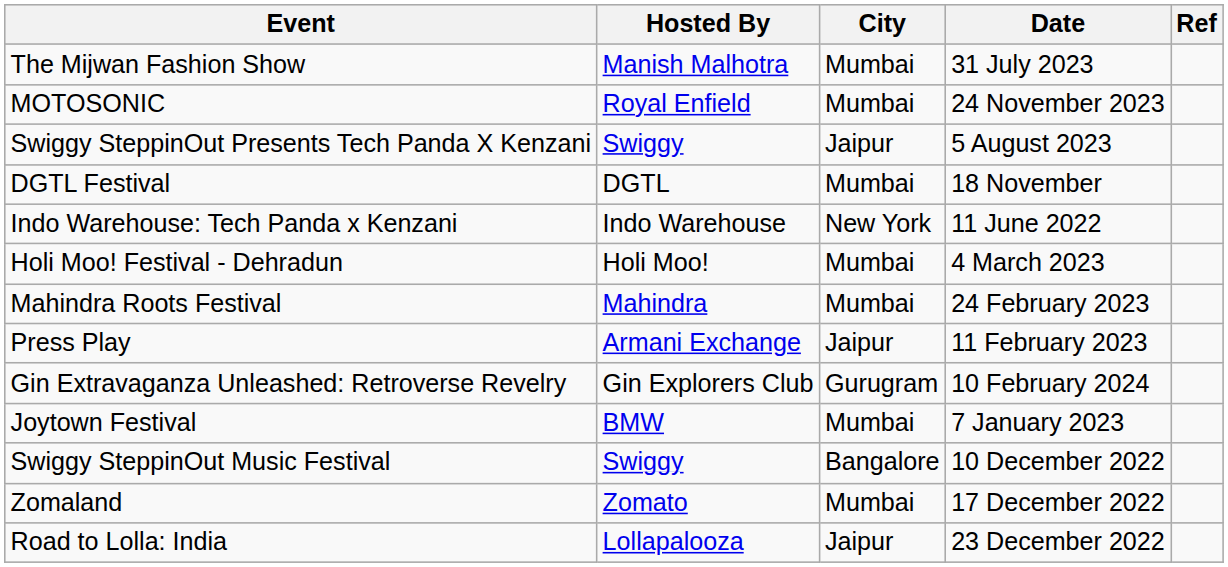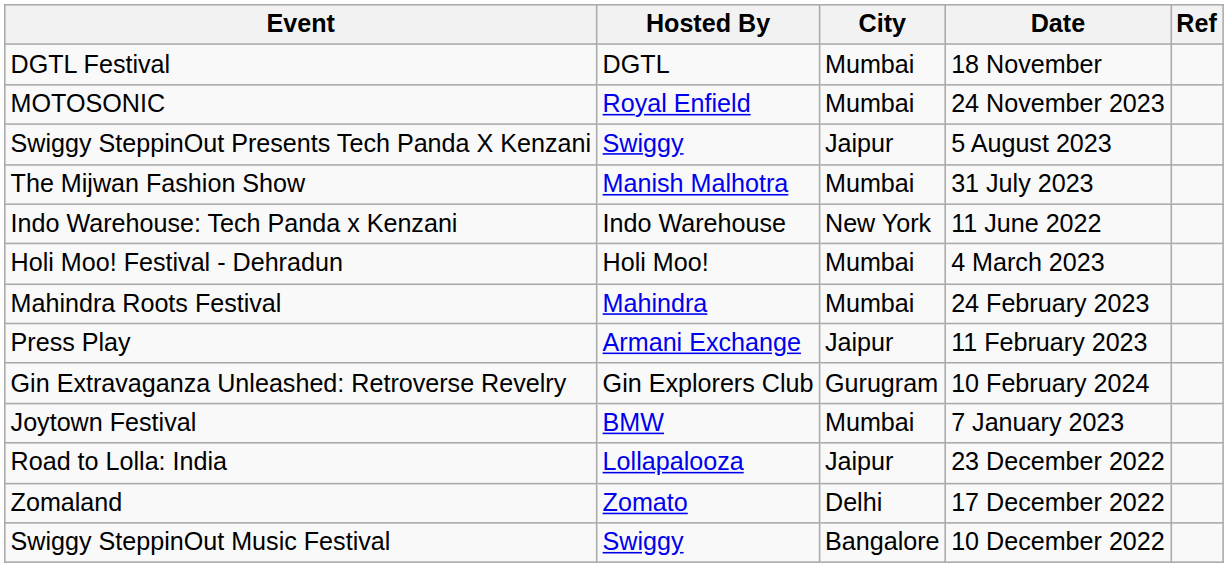rows swapped: (90, 183) <-> (158, 64)
rows swapped: (119, 542) <-> (200, 462)
(870, 502) Mumbai -> (854, 502) Delhi
